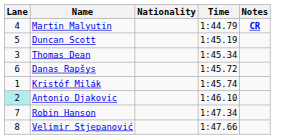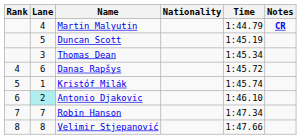+ column: (17, 12)
